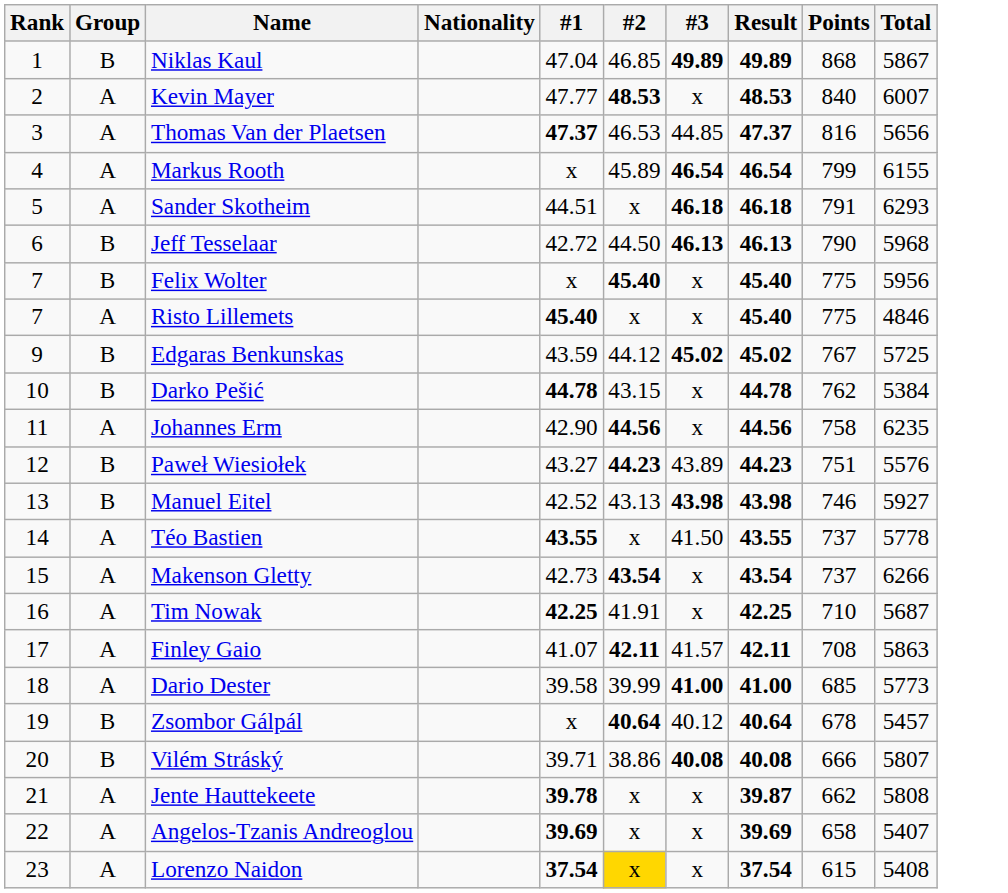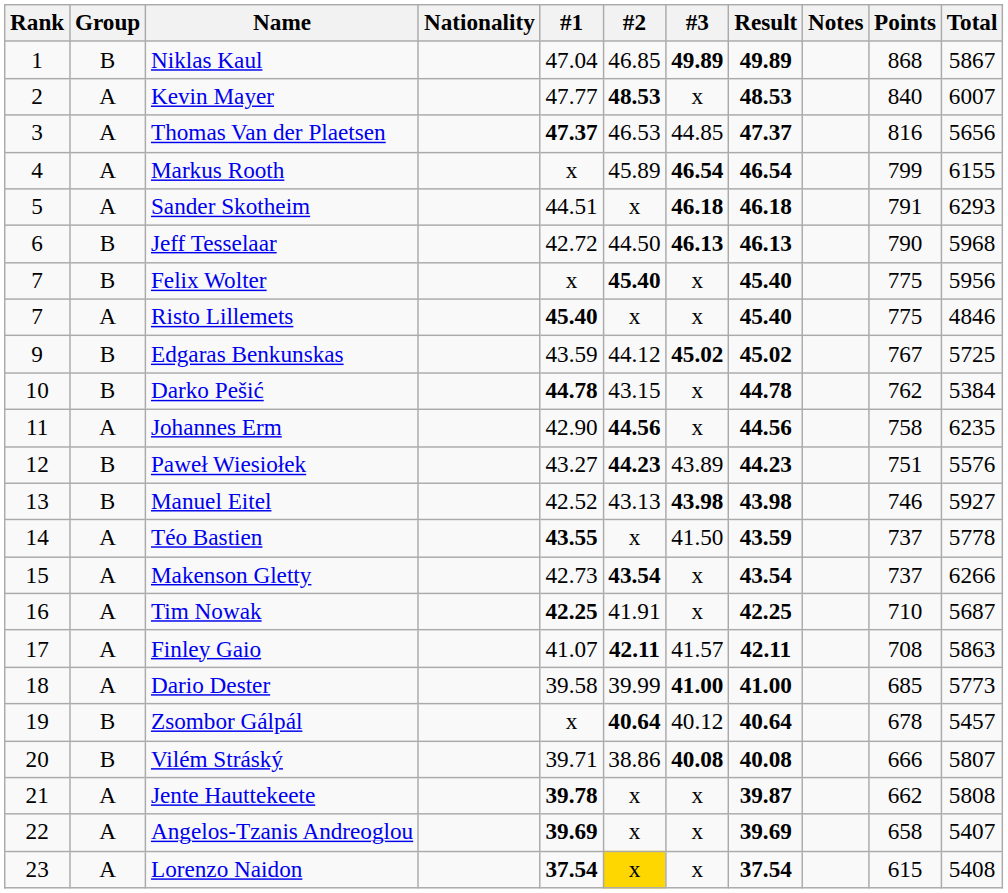+ column: (836, 22)
(766, 538) 43.55 -> (766, 538) 43.59
